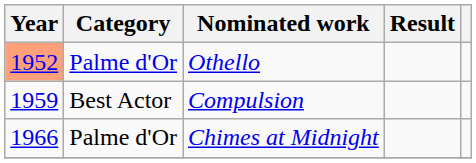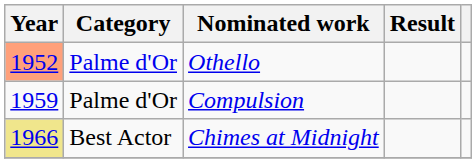(120, 99) Best Actor -> (123, 99) Palme d'Or
(34, 137) no background -> (34, 137) khaki background
(123, 137) Palme d'Or -> (120, 137) Best Actor
